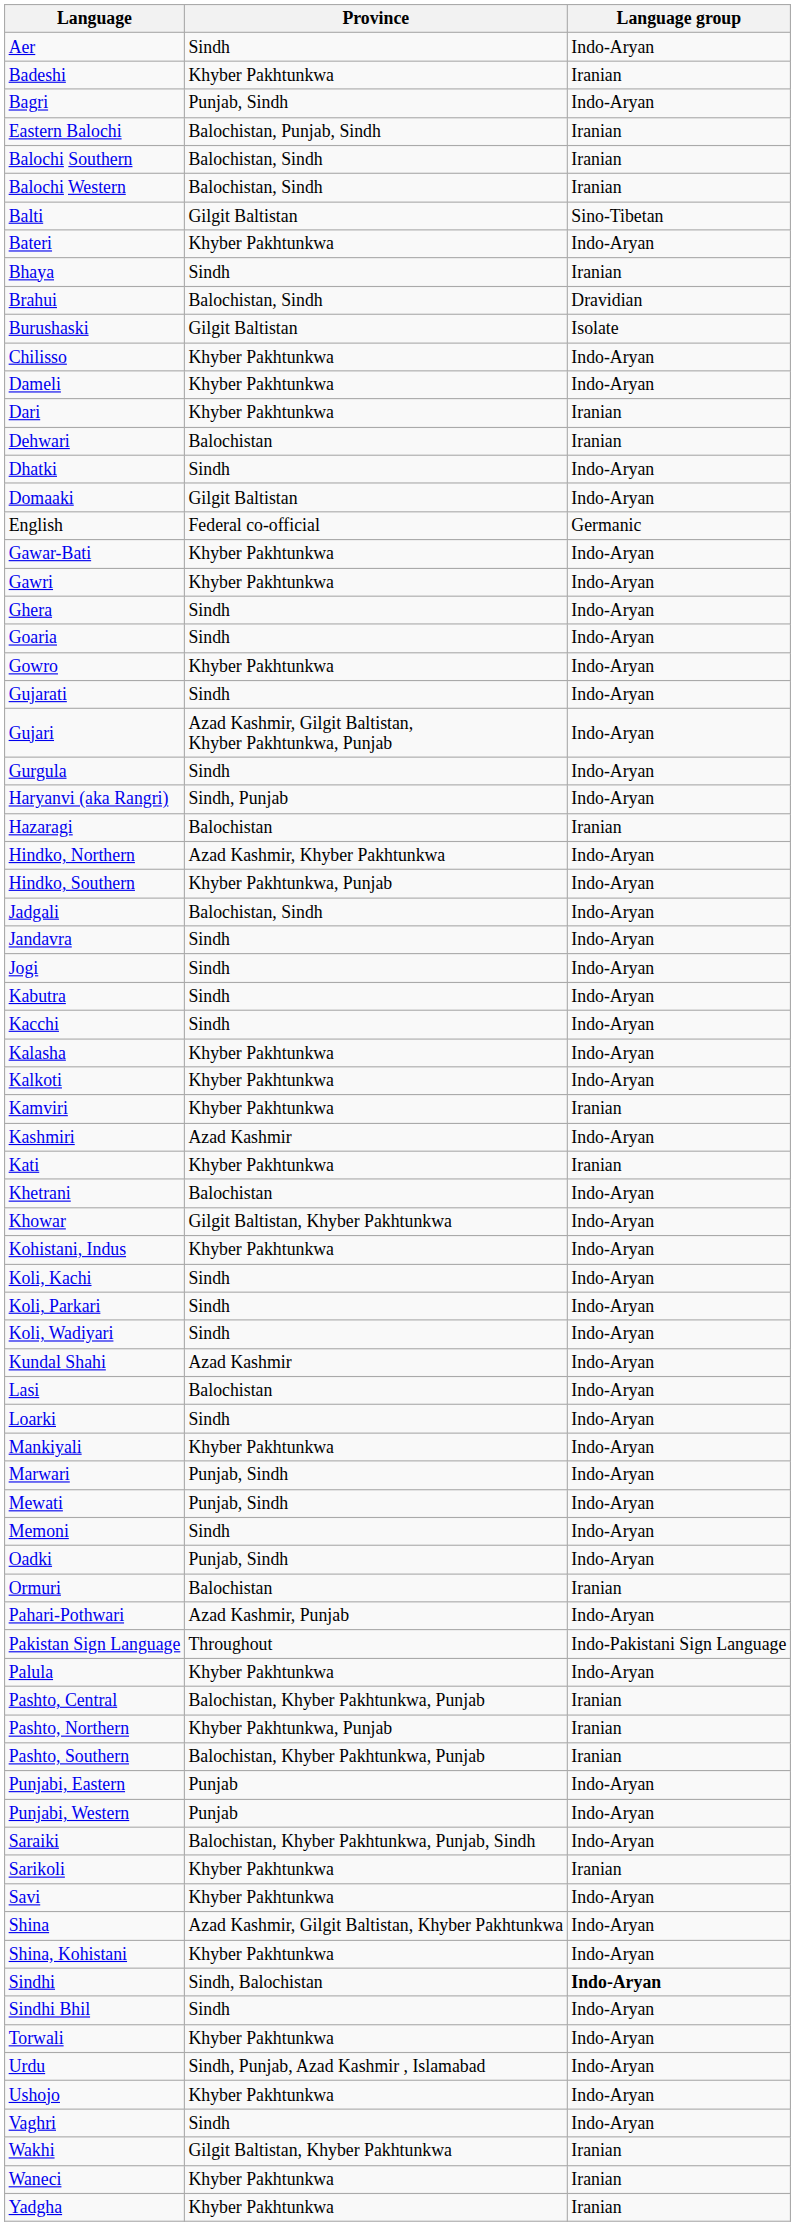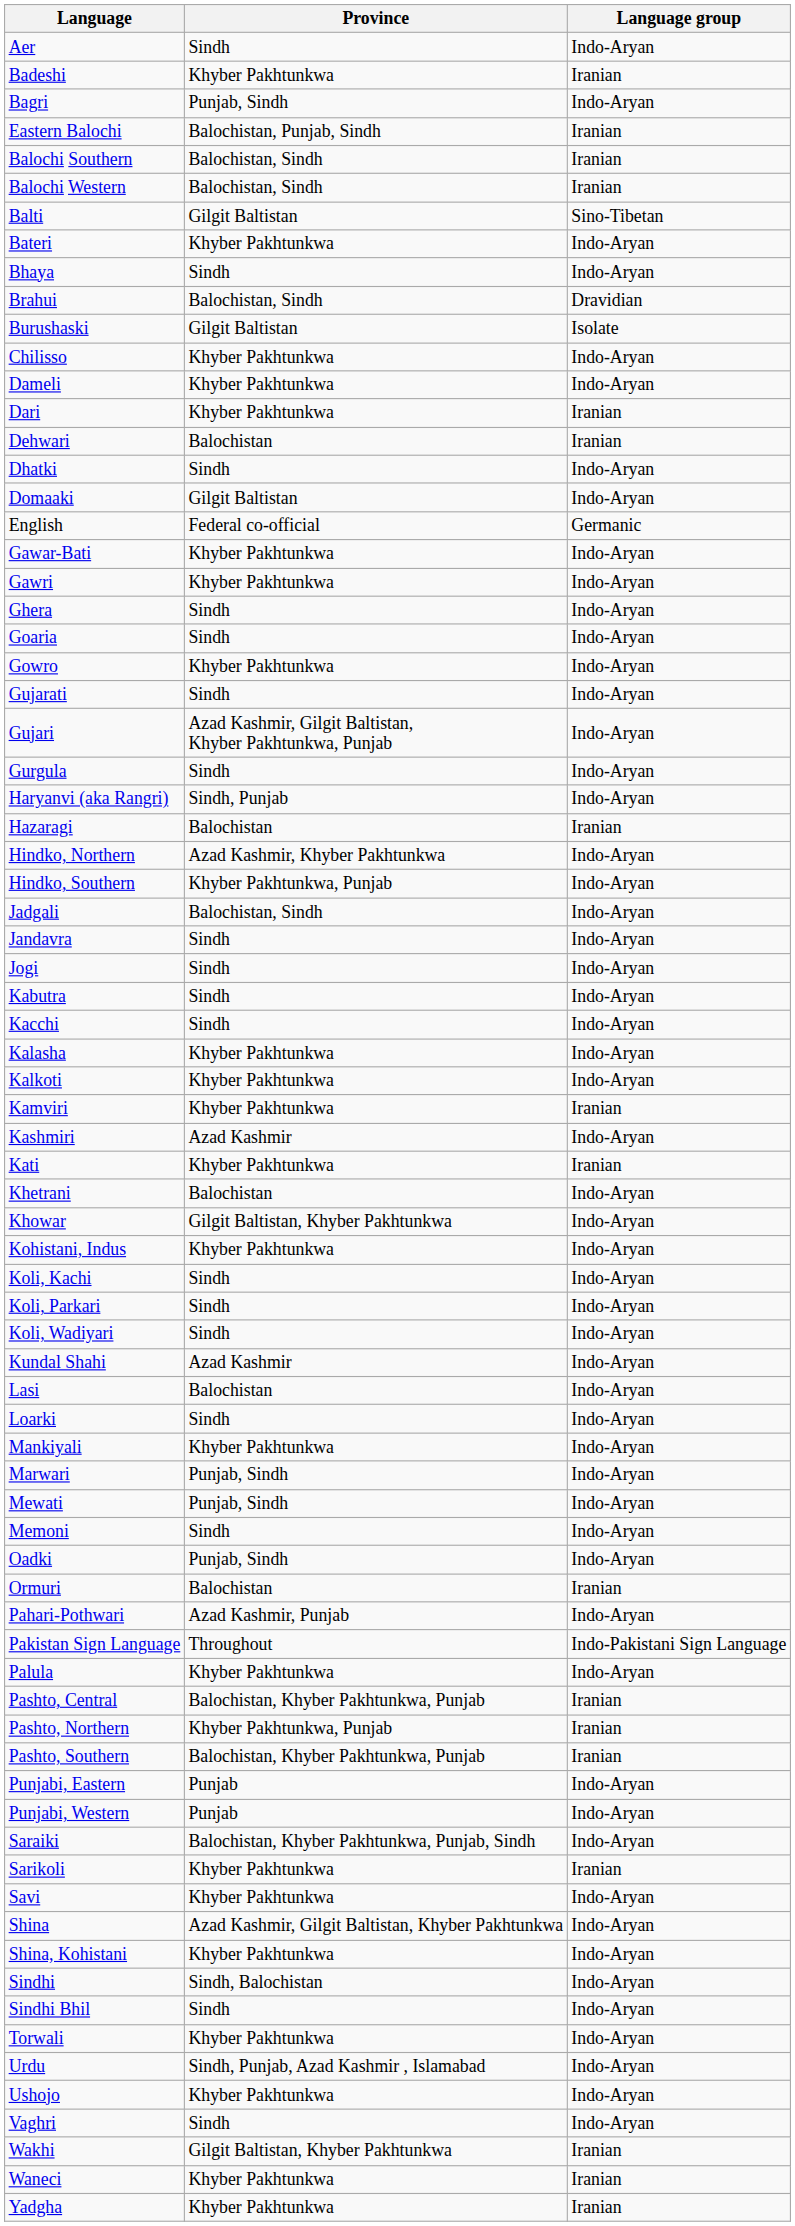(596, 272) Iranian -> (613, 272) Indo-Aryan
(616, 1982) bold -> (613, 1982) normal
